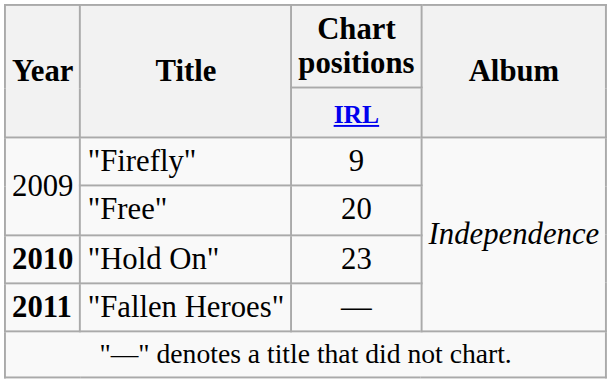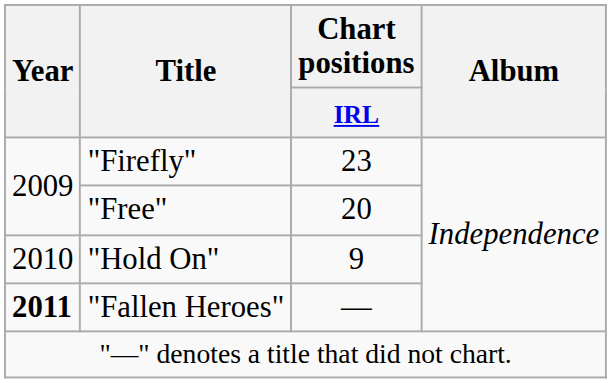(356, 160) 9 -> (356, 160) 23
(43, 258) bold -> (43, 258) normal
(356, 258) 23 -> (356, 258) 9
